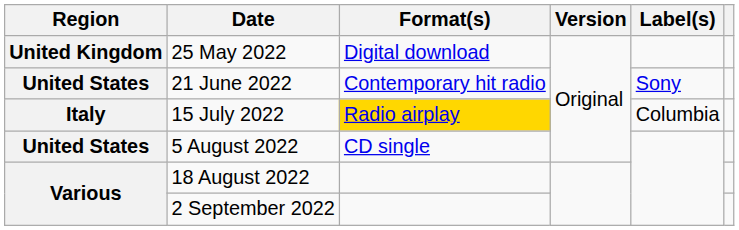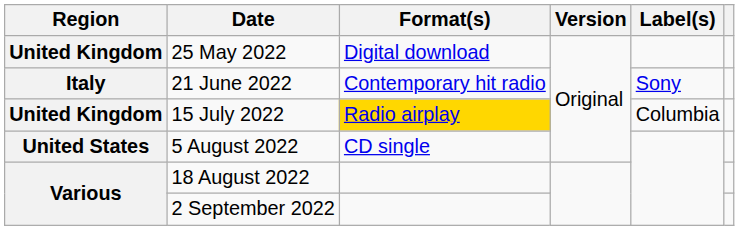(86, 83) United States -> (86, 83) Italy
(86, 114) Italy -> (86, 114) United Kingdom
